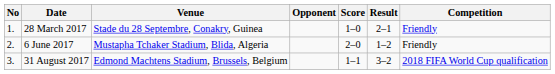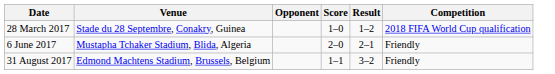- column: (13, 12)
(384, 28) 2–1 -> (366, 28) 1–2
(420, 28) Friendly -> (458, 28) 2018 FIFA World Cup qualification
(384, 45) 1–2 -> (366, 45) 2–1
(475, 61) 2018 FIFA World Cup qualification -> (402, 61) Friendly
